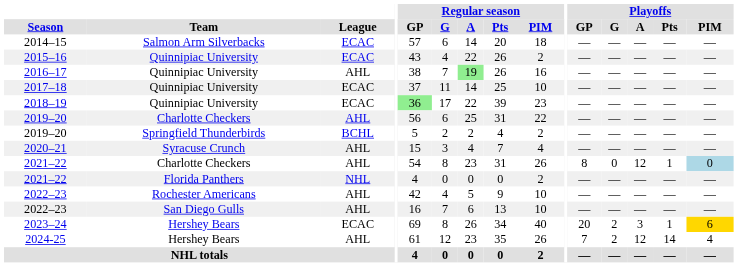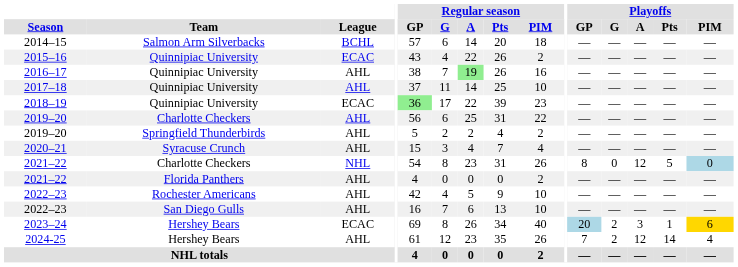(358, 42) ECAC -> (358, 42) BCHL
(358, 87) ECAC -> (358, 87) AHL
(358, 133) BCHL -> (358, 133) AHL
(358, 163) AHL -> (358, 163) NHL
(670, 163) 1 -> (670, 163) 5
(358, 178) NHL -> (358, 178) AHL
(584, 224) no background -> (584, 224) lightblue background
